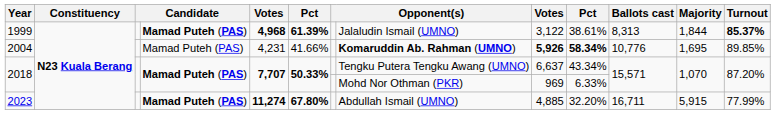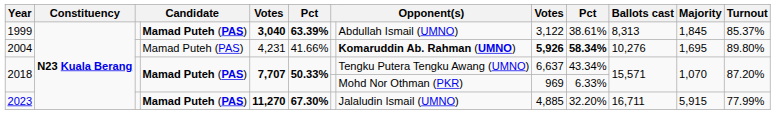(272, 31) 4,968 -> (272, 31) 3,040
(309, 31) 61.39% -> (309, 31) 63.39%
(399, 31) Jalaludin Ismail (UMNO) -> (398, 31) Abdullah Ismail (UMNO)
(693, 31) 1,844 -> (693, 31) 1,845
(746, 31) bold -> (746, 31) normal
(629, 48) 10,776 -> (629, 48) 10,276
(746, 48) 89.85% -> (746, 48) 89.80%
(269, 101) 11,274 -> (269, 101) 11,270
(309, 101) 67.80% -> (309, 101) 67.30%
(398, 101) Abdullah Ismail (UMNO) -> (399, 101) Jalaludin Ismail (UMNO)
